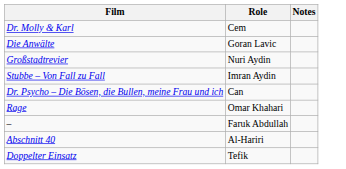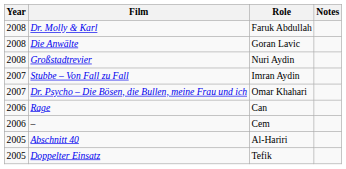+ column: (16, 12)
(237, 28) Cem -> (282, 28) Faruk Abdullah
(236, 92) Can -> (279, 92) Omar Khahari
(255, 108) Omar Khahari -> (259, 108) Can
(258, 124) Faruk Abdullah -> (261, 124) Cem
